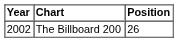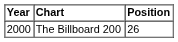(19, 29) 2002 -> (19, 29) 2000
